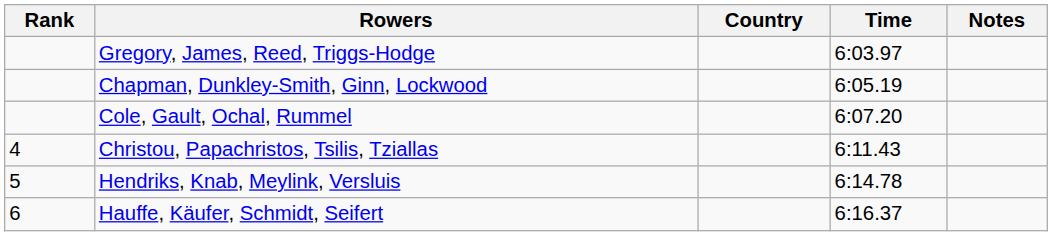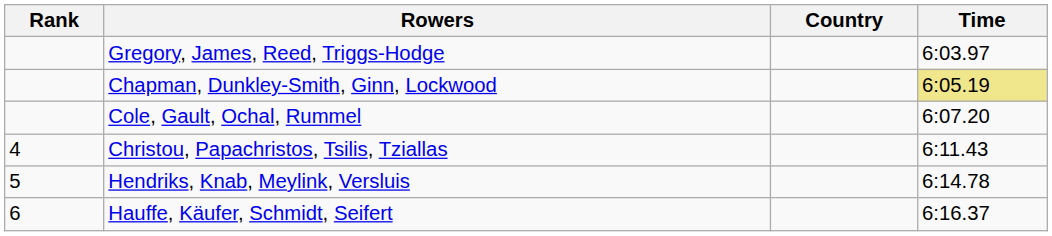- column: (997, 20)
(869, 85) no background -> (956, 85) khaki background
